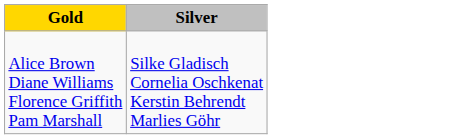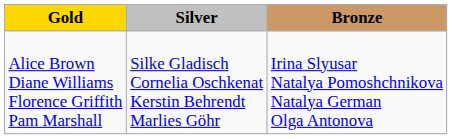+ column: (357, 17)
